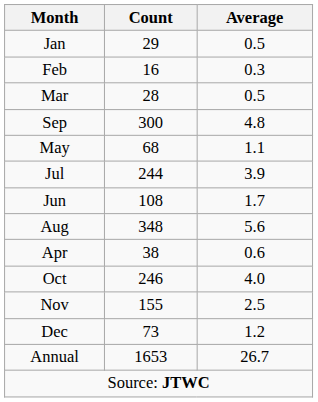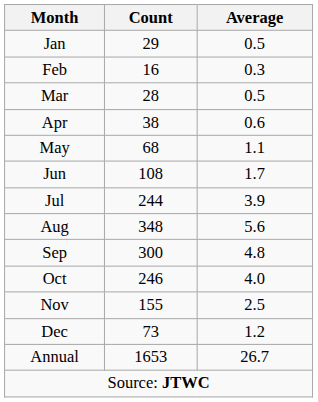rows swapped: (55, 252) <-> (55, 122)
rows swapped: (55, 200) <-> (55, 174)
